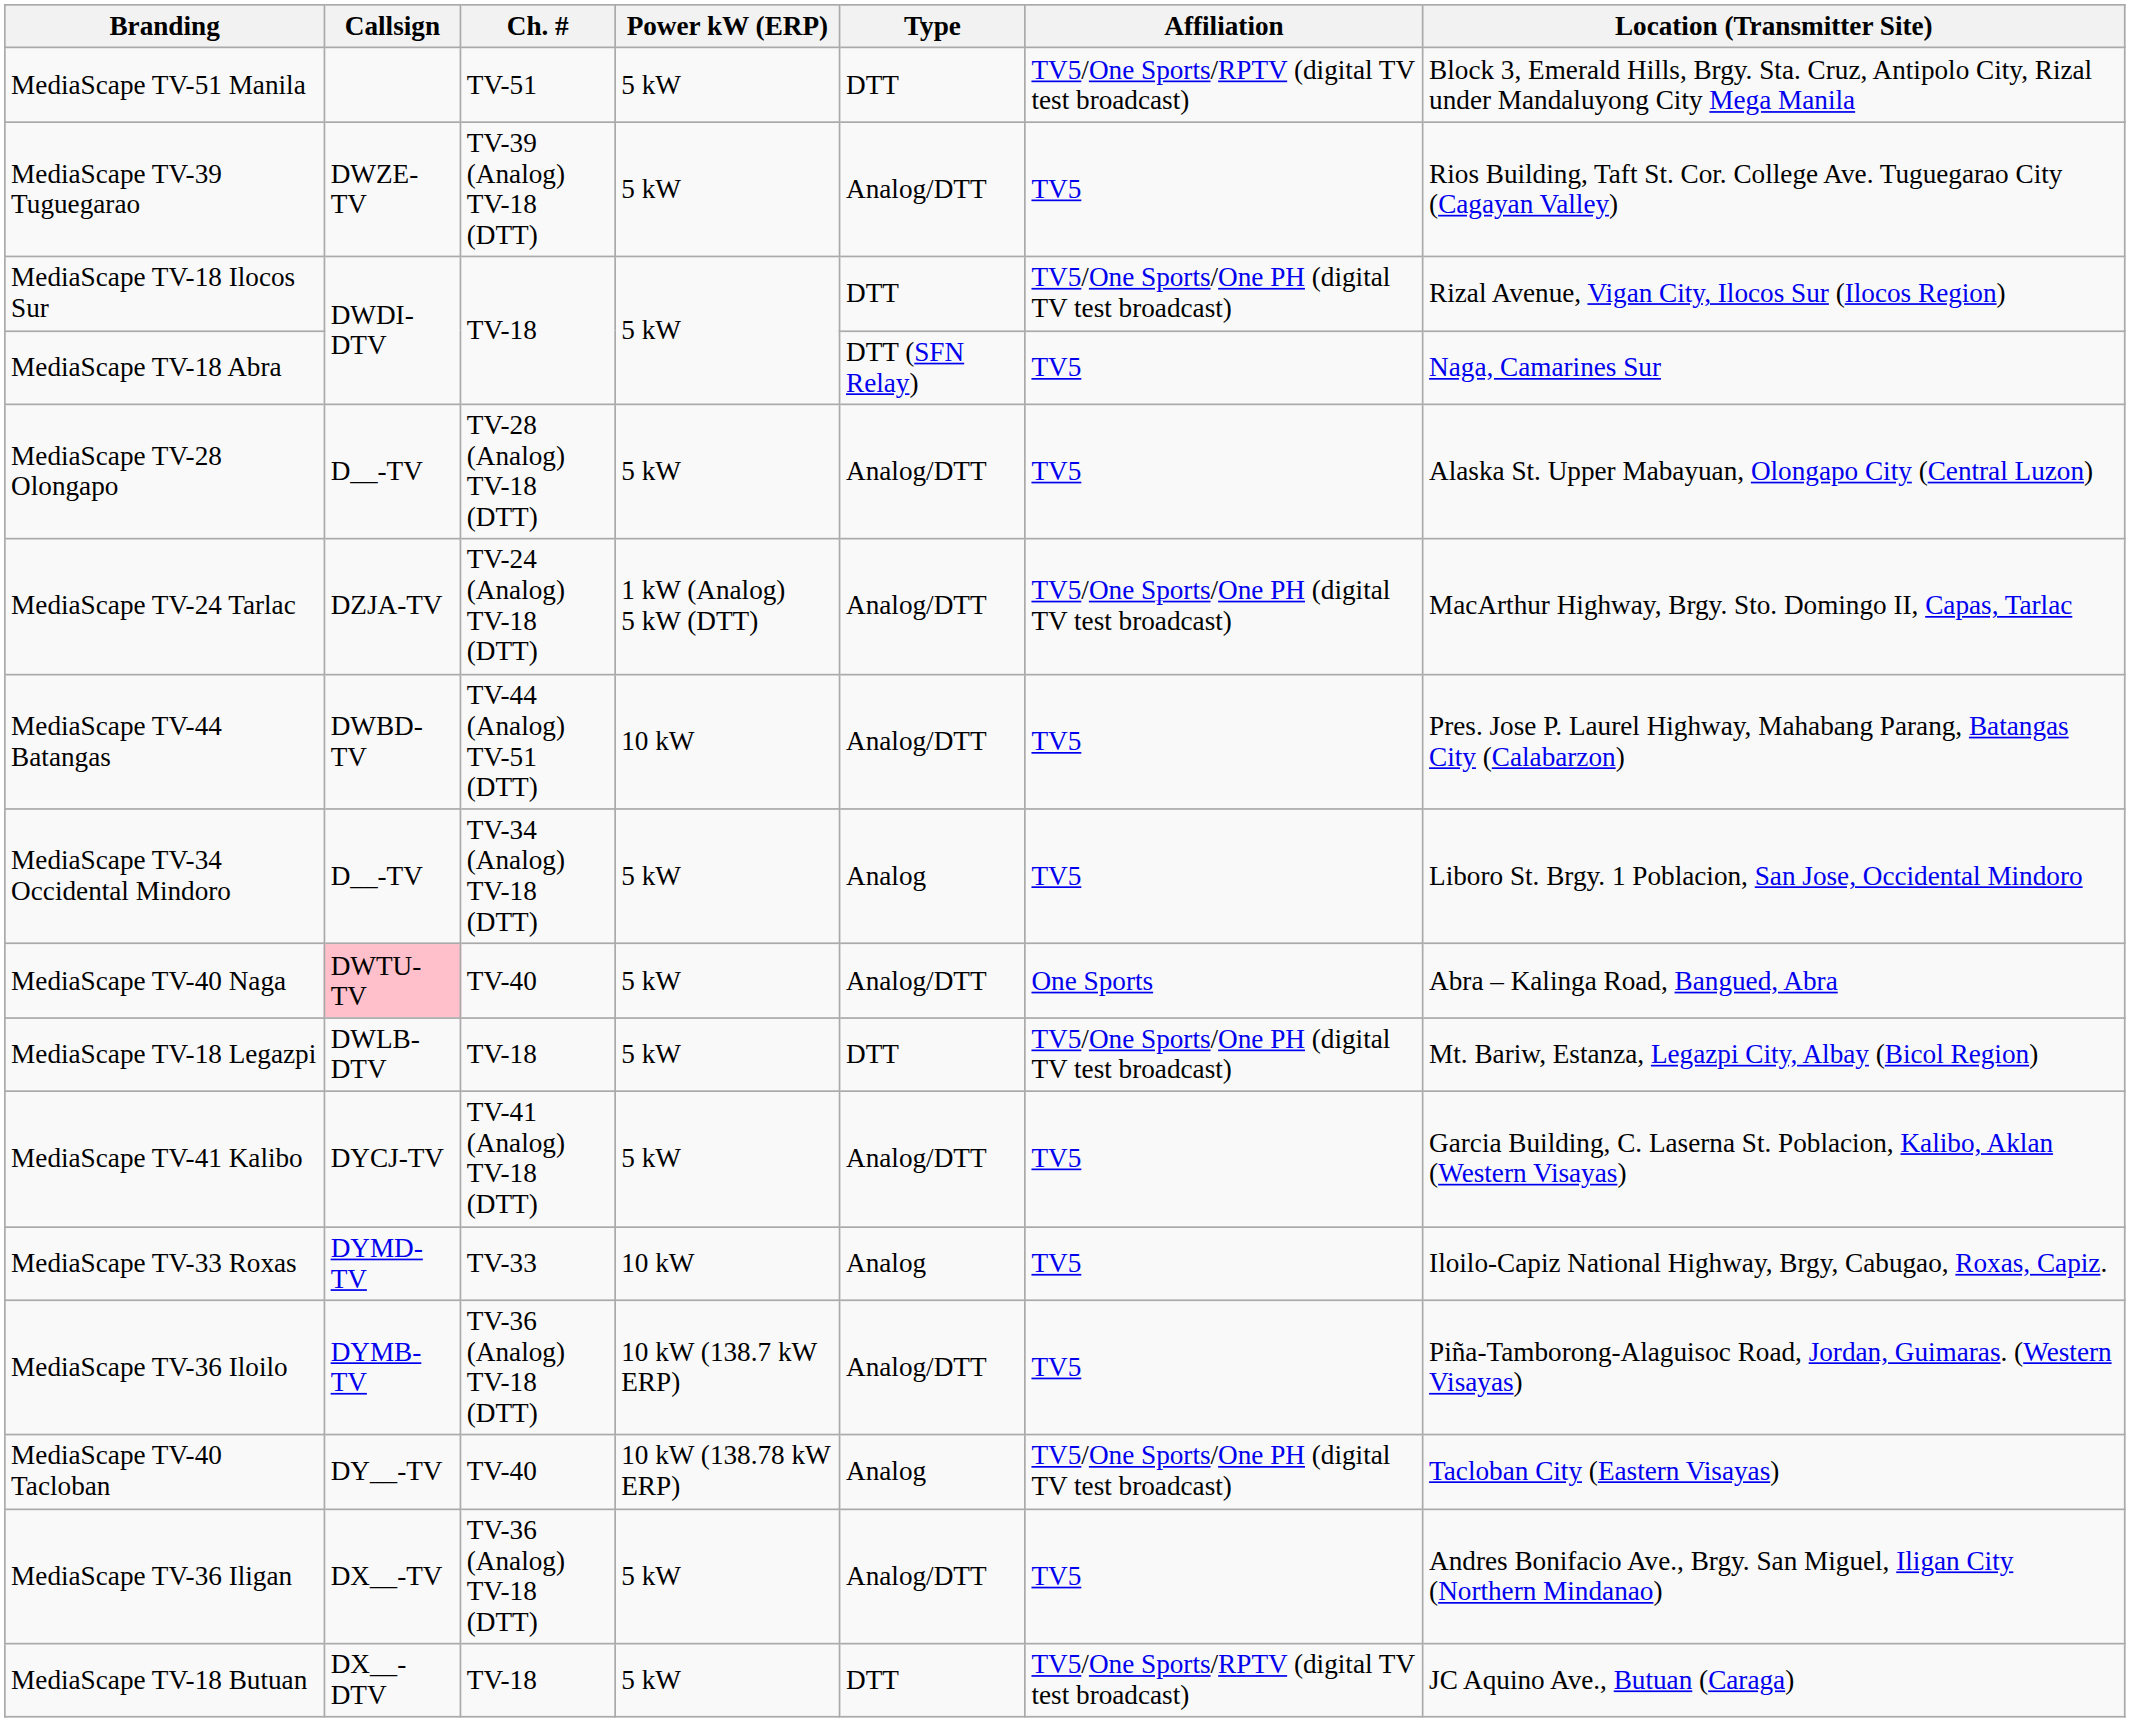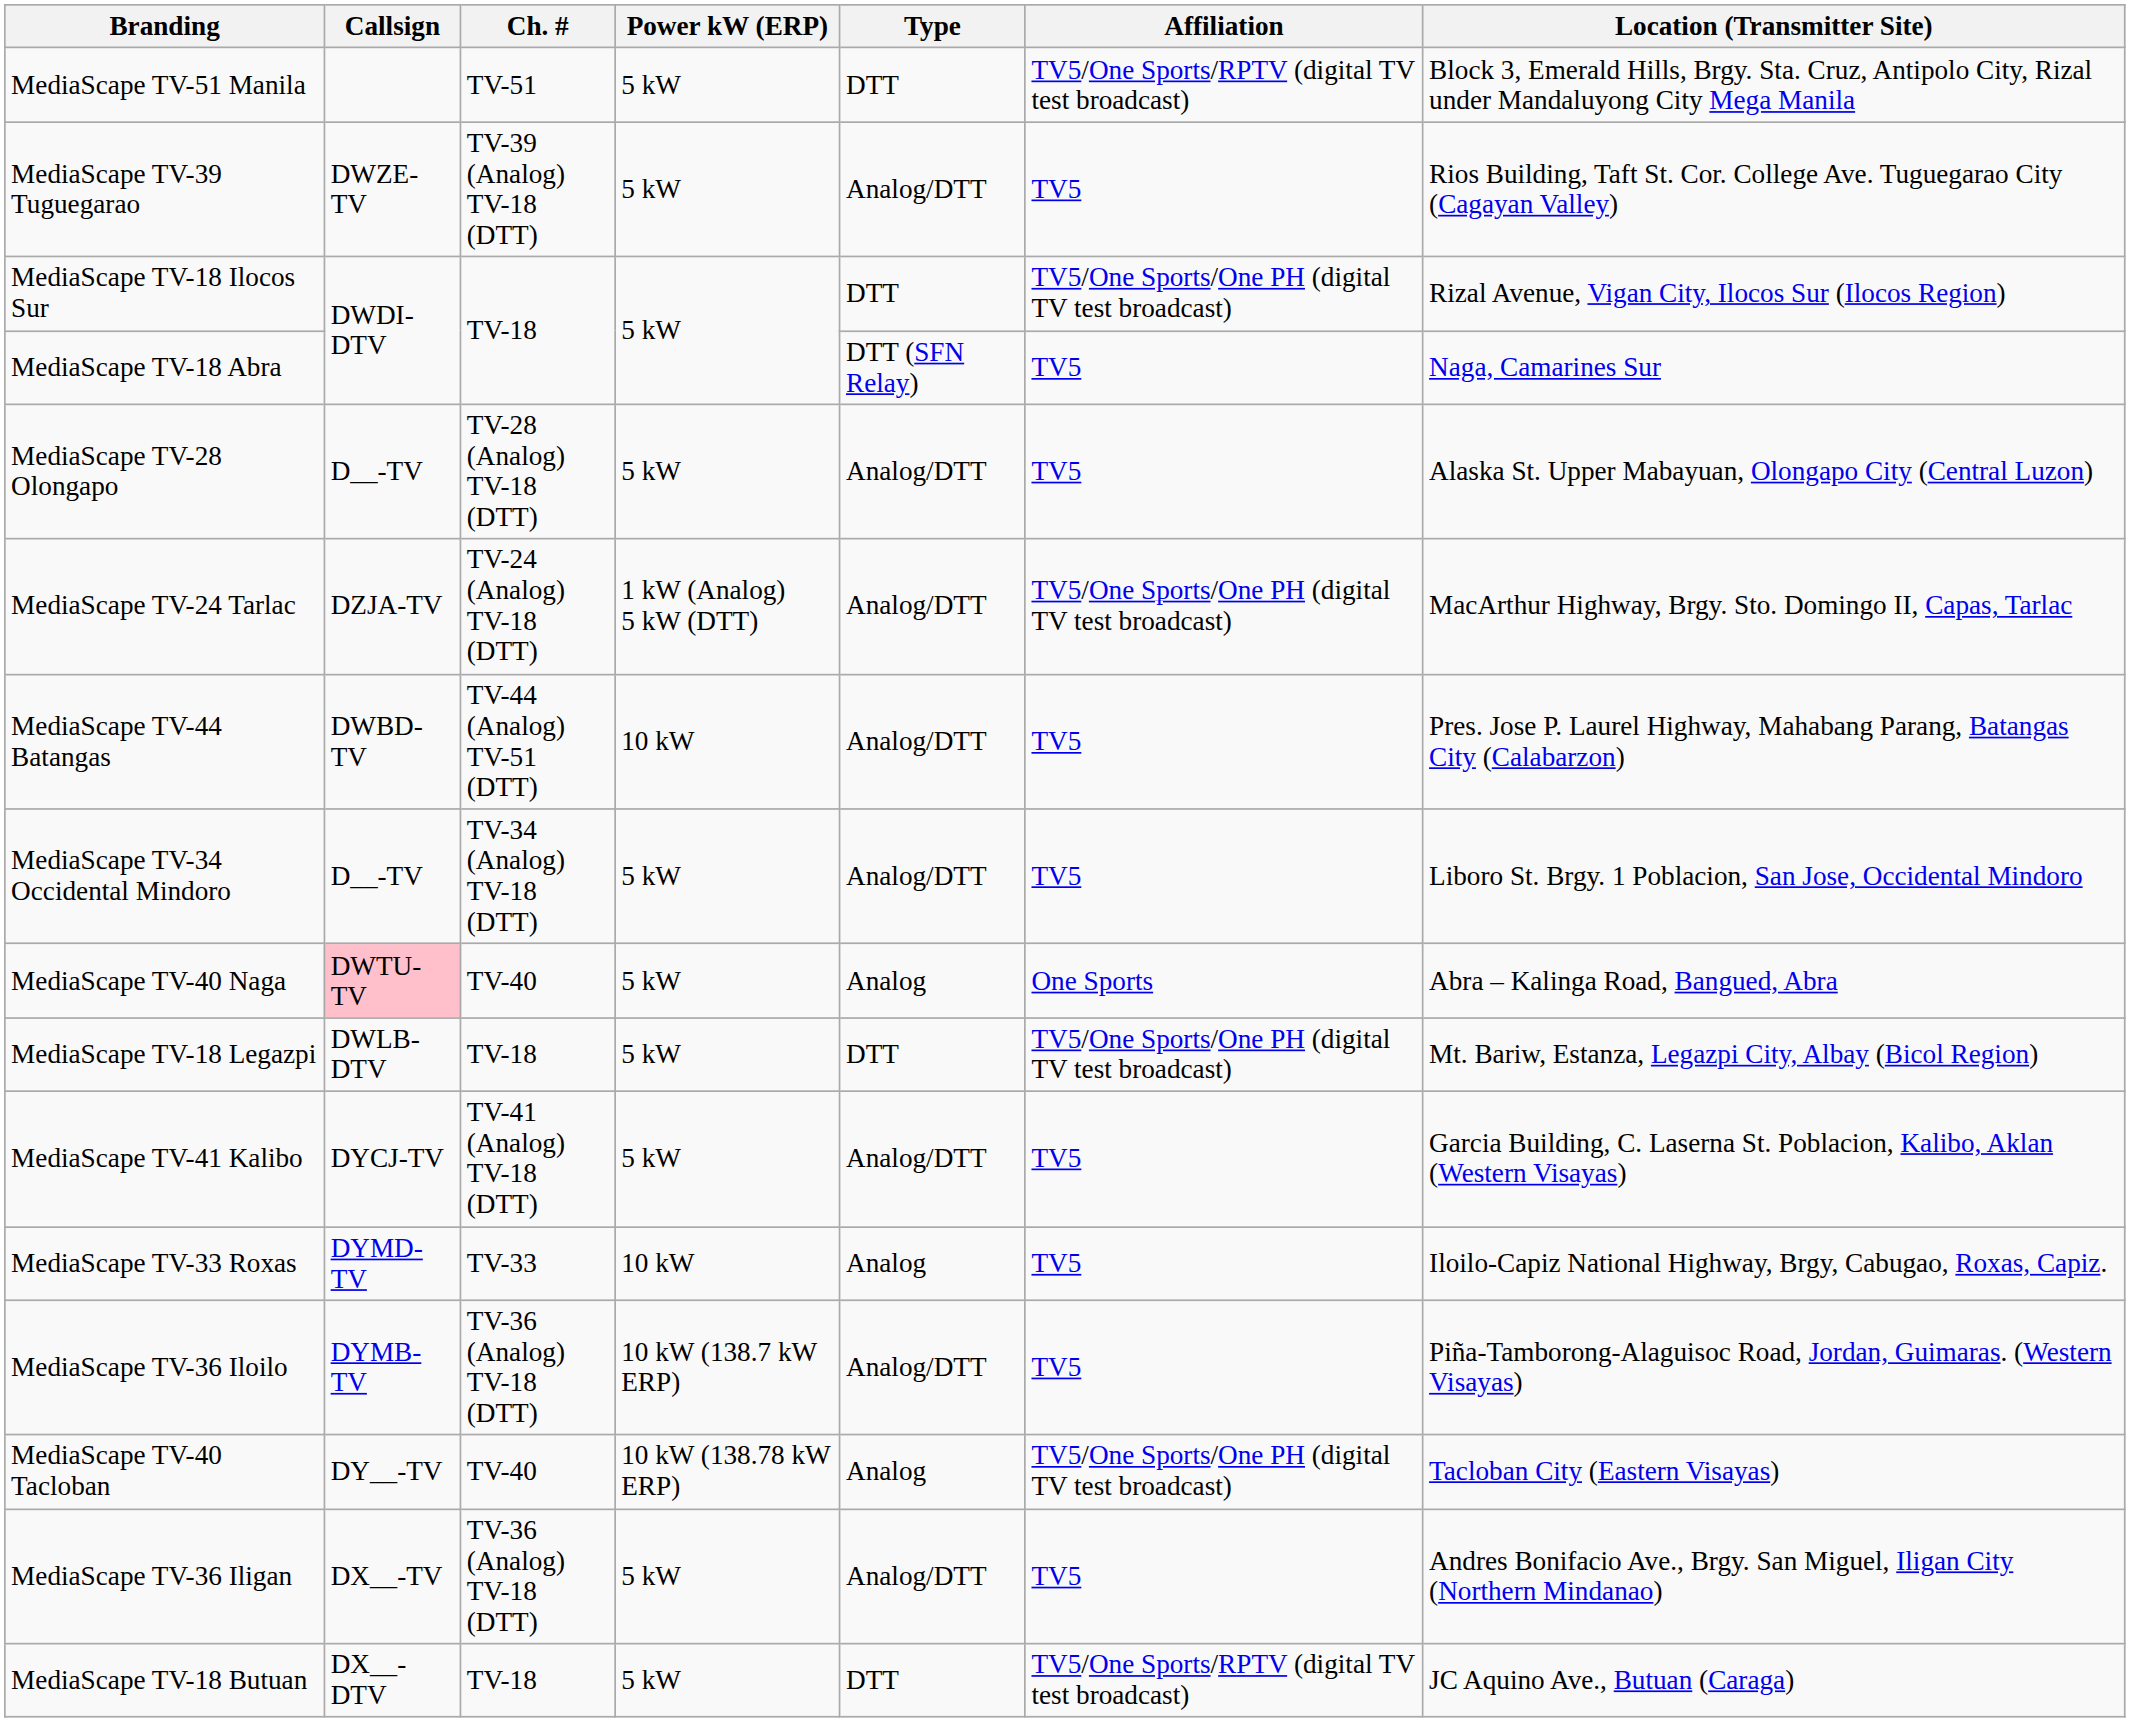(886, 876) Analog -> (916, 876) Analog/DTT
(916, 980) Analog/DTT -> (886, 980) Analog
